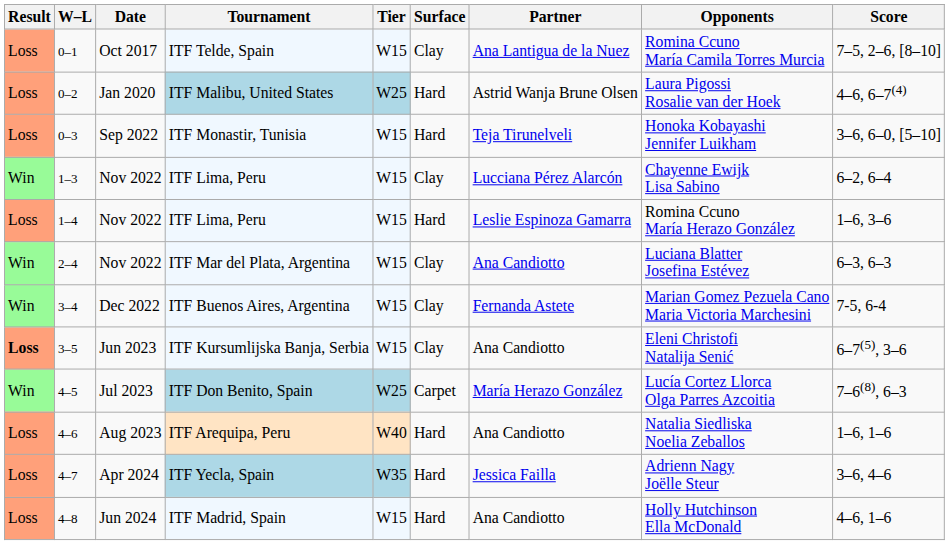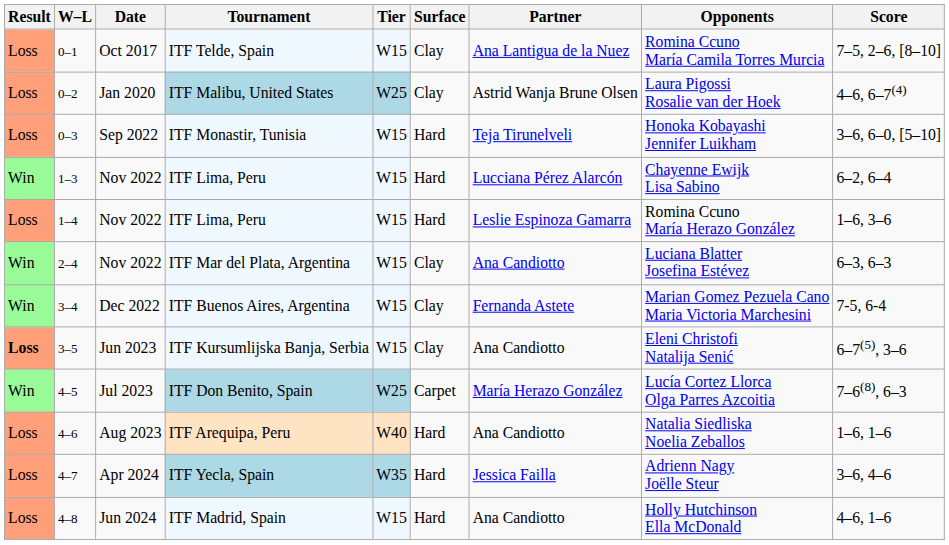(430, 93) Hard -> (429, 93) Clay
(429, 178) Clay -> (430, 178) Hard
